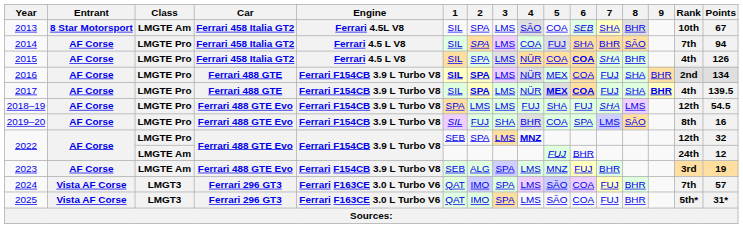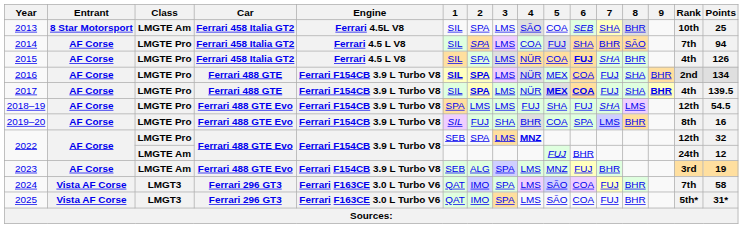(721, 27) 67 -> (721, 27) 25
(583, 59) COA -> (583, 59) FUJ
(635, 121) SÃO -> (635, 121) BHR
(721, 184) 57 -> (721, 184) 58
